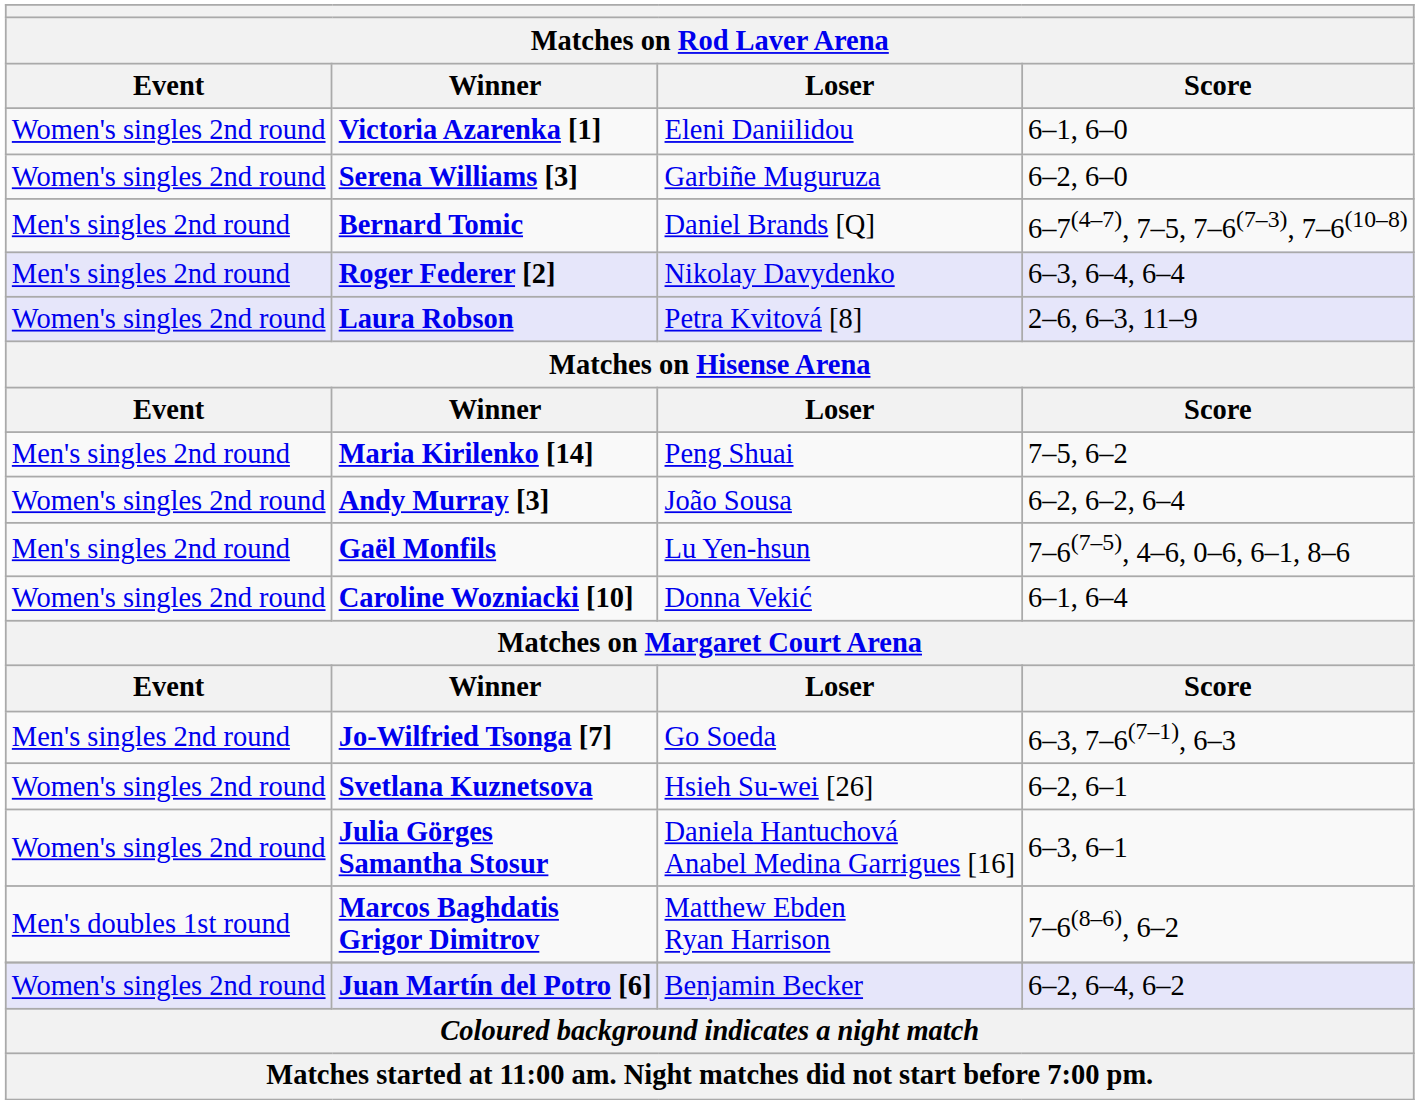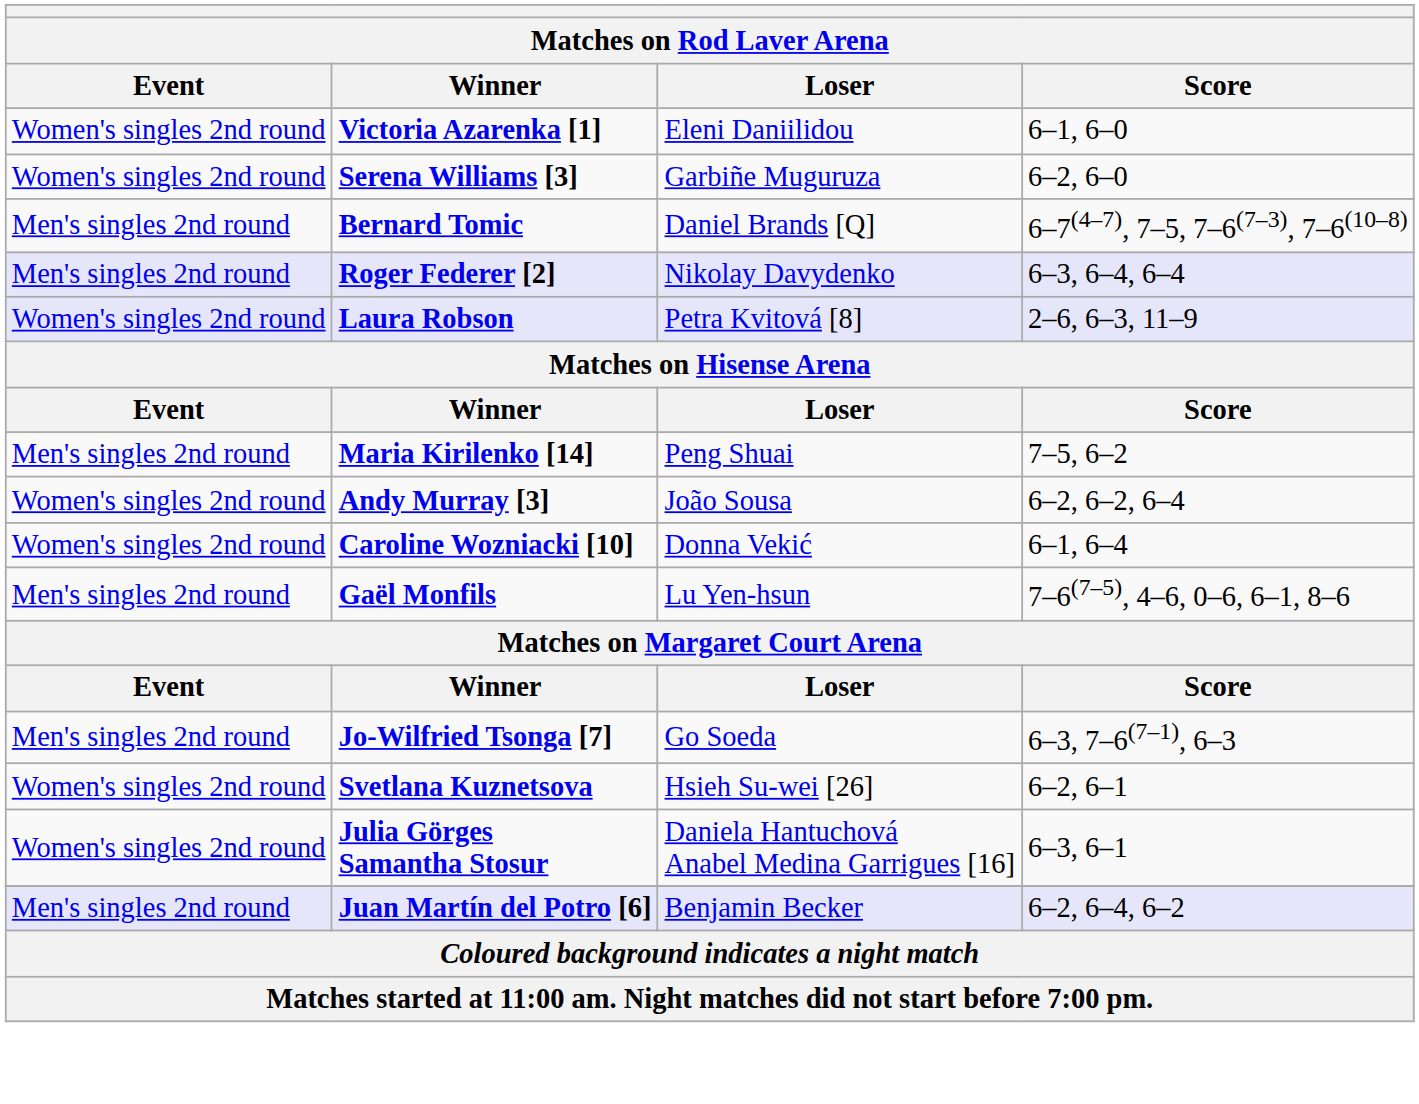rows swapped: (486, 597) <-> (417, 548)
- row: (449, 924)
(169, 985) Women's singles 2nd round -> (151, 908) Men's singles 2nd round
